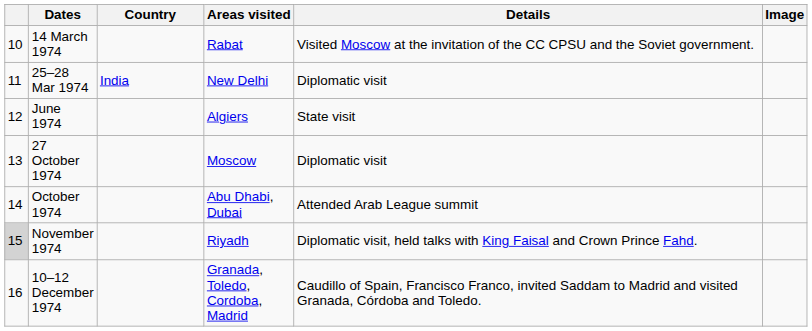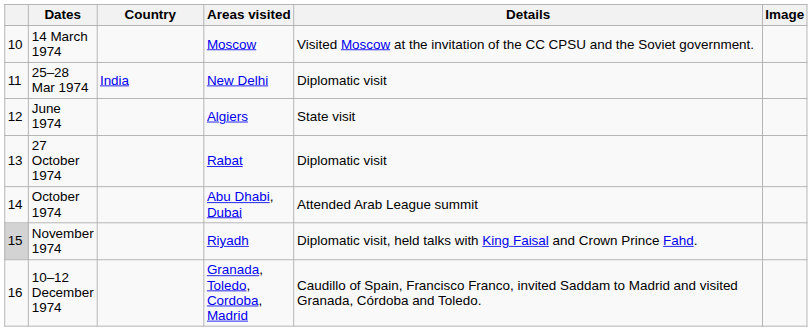(225, 44) Rabat -> (232, 44) Moscow
(232, 160) Moscow -> (225, 160) Rabat
